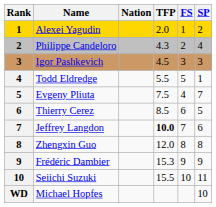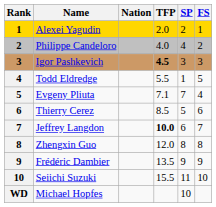columns swapped: (203, 12) <-> (187, 12)
(163, 45) 4.3 -> (163, 45) 4.0
(163, 62) normal -> (163, 62) bold
(163, 95) 7.5 -> (163, 95) 7.1
(165, 161) 15.3 -> (165, 161) 13.5
